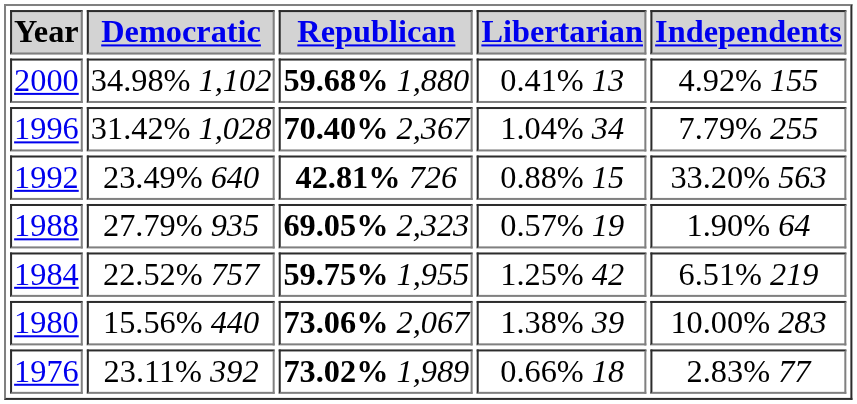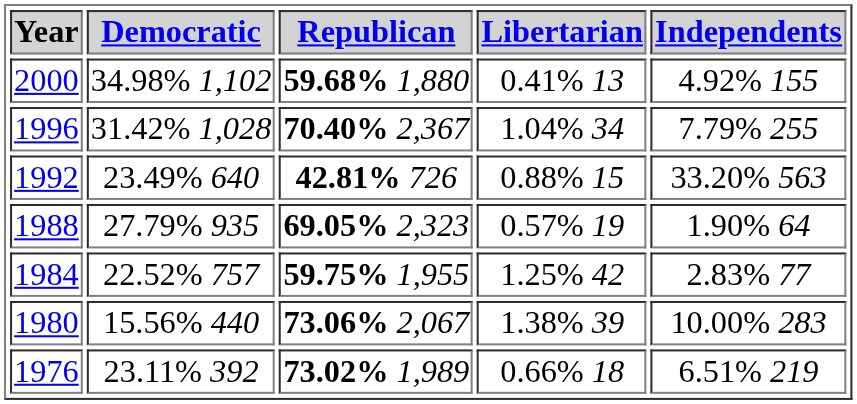(749, 274) 6.51% 219 -> (749, 274) 2.83% 77
(749, 371) 2.83% 77 -> (749, 371) 6.51% 219
